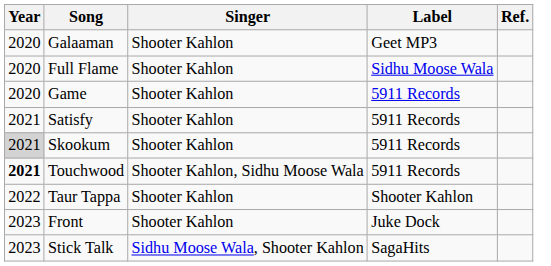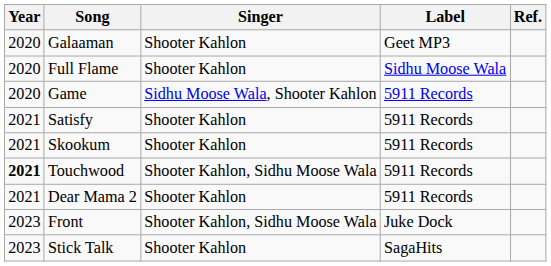(182, 94) Shooter Kahlon -> (260, 94) Sidhu Moose Wala, Shooter Kahlon
(24, 145) lightgrey background -> (24, 145) no background
+ row: (92, 196)
- row: (84, 196)
(182, 222) Shooter Kahlon -> (260, 222) Shooter Kahlon, Sidhu Moose Wala
(248, 247) Sidhu Moose Wala, Shooter Kahlon -> (195, 247) Shooter Kahlon
